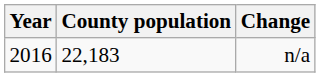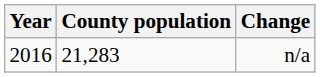(91, 54) 22,183 -> (91, 54) 21,283
